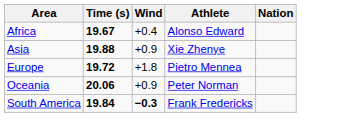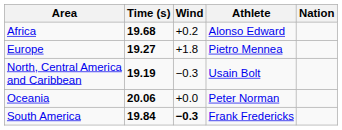(100, 31) 19.67 -> (141, 31) 19.68
(146, 31) +0.4 -> (187, 31) +0.2
- row: (18, 49)
(100, 67) 19.72 -> (141, 49) 19.27
+ row: (64, 73)
(146, 85) +0.9 -> (187, 98) +0.0
